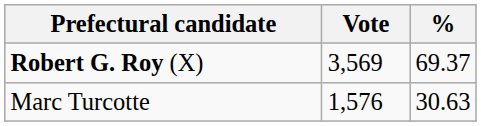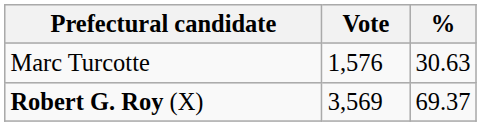rows swapped: (107, 62) <-> (80, 101)
